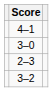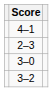rows swapped: (26, 62) <-> (26, 45)
